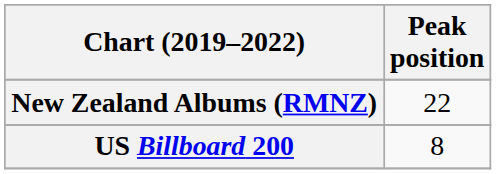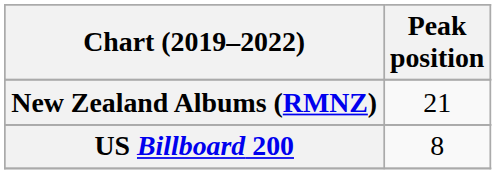(437, 102) 22 -> (437, 102) 21
